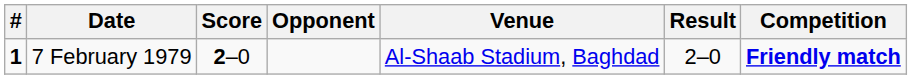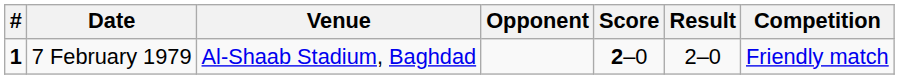columns swapped: (522, 21) <-> (232, 21)
(823, 56) bold -> (817, 56) normal
